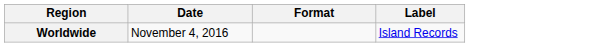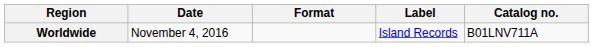+ column: (526, 13)
